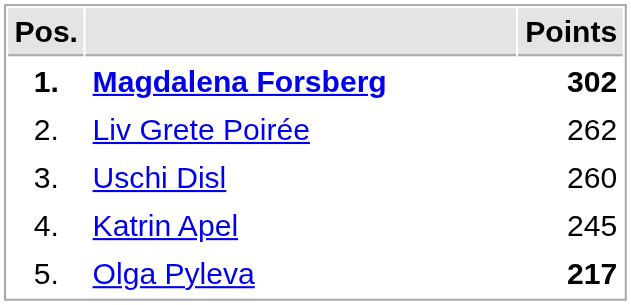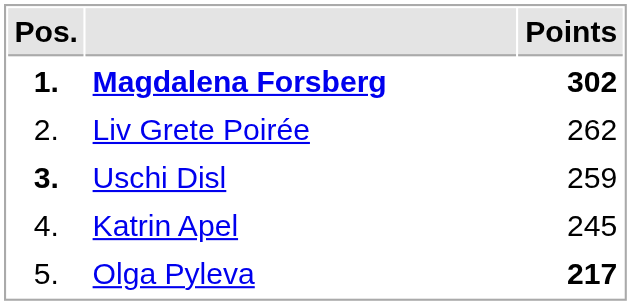(46, 177) normal -> (46, 177) bold
(592, 177) 260 -> (592, 177) 259
